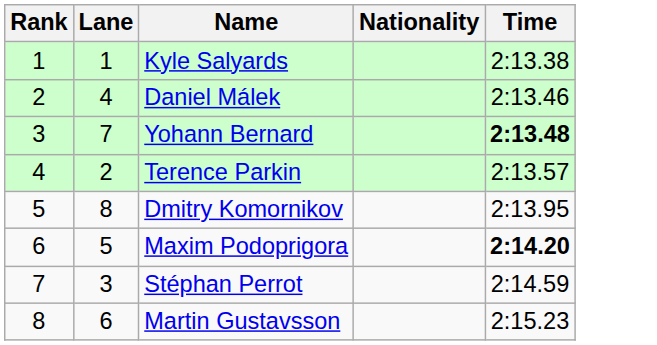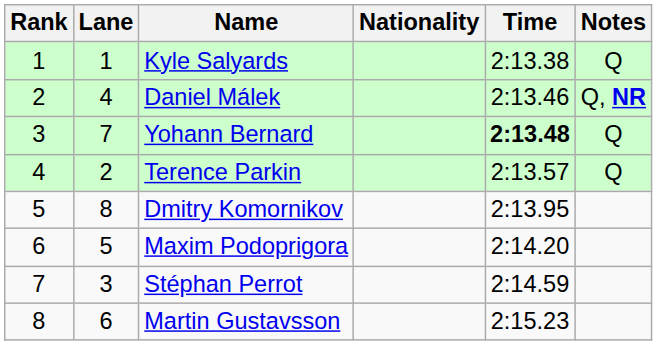+ column: (613, 23)
(530, 246) bold -> (530, 246) normal
